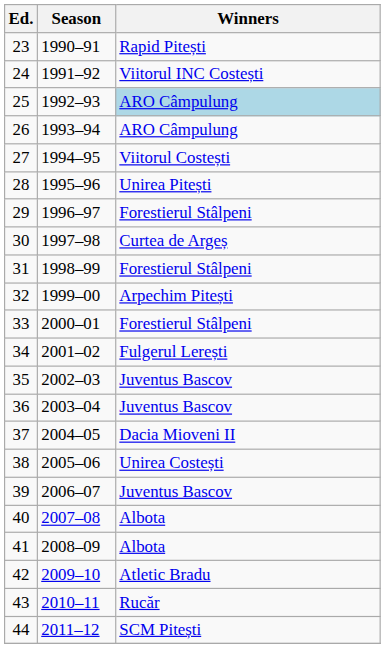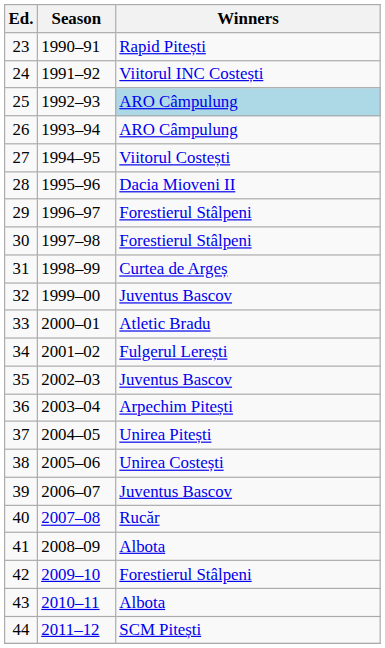(165, 185) Unirea Pitești -> (177, 185) Dacia Mioveni II
(173, 241) Curtea de Argeș -> (186, 241) Forestierul Stâlpeni
(186, 268) Forestierul Stâlpeni -> (173, 268) Curtea de Argeș
(176, 296) Arpechim Pitești -> (176, 296) Juventus Bascov
(186, 324) Forestierul Stâlpeni -> (165, 324) Atletic Bradu
(176, 407) Juventus Bascov -> (176, 407) Arpechim Pitești
(177, 435) Dacia Mioveni II -> (165, 435) Unirea Pitești
(142, 518) Albota -> (139, 518) Rucăr
(165, 574) Atletic Bradu -> (186, 574) Forestierul Stâlpeni
(139, 602) Rucăr -> (142, 602) Albota
